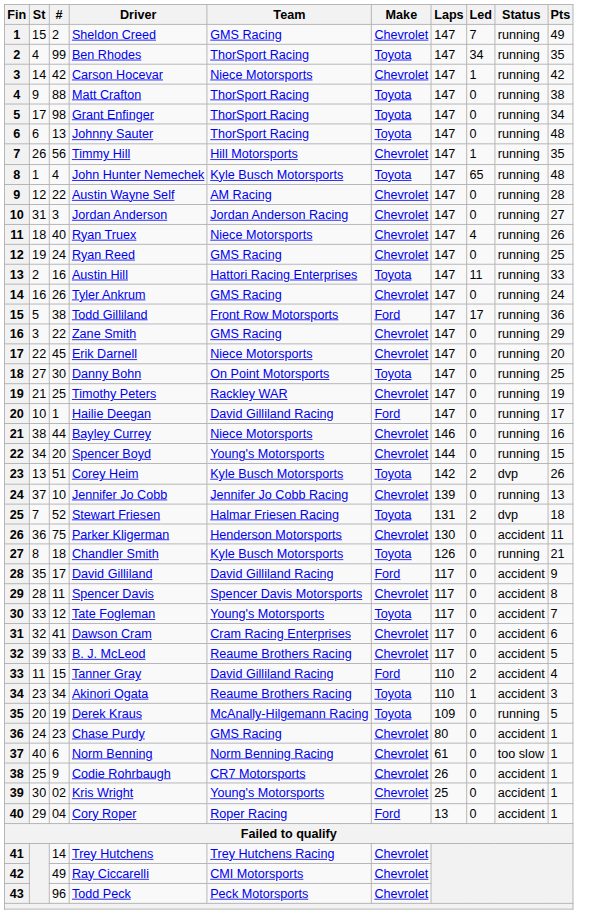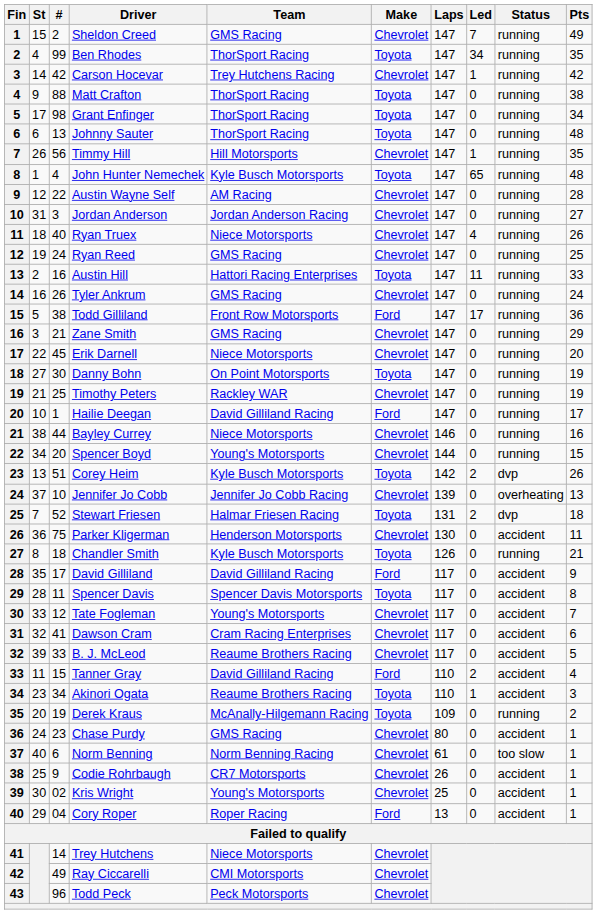(261, 75) Niece Motorsports -> (272, 75) Trey Hutchens Racing
(59, 334) 22 -> (59, 334) 21
(558, 374) 25 -> (577, 374) 19
(519, 494) running -> (531, 494) overheating
(401, 594) Chevrolet -> (393, 594) Toyota
(393, 614) Toyota -> (401, 614) Chevrolet
(554, 714) 5 -> (573, 714) 2
(272, 853) Trey Hutchens Racing -> (261, 853) Niece Motorsports
